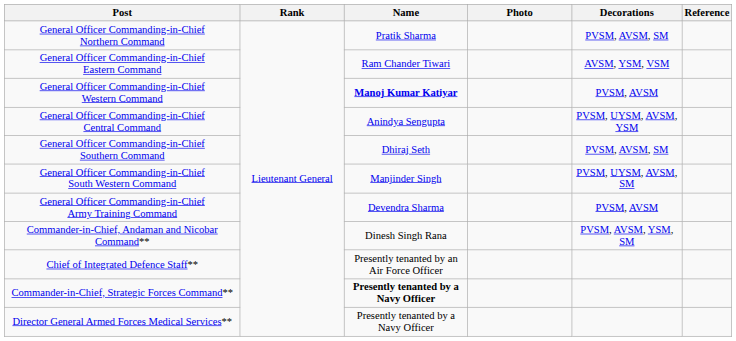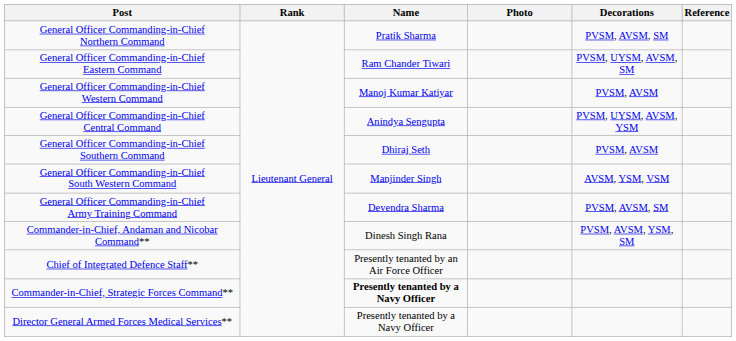(627, 64) AVSM, YSM, VSM -> (627, 64) PVSM, UYSM, AVSM, SM
(406, 92) bold -> (406, 92) normal
(627, 150) PVSM, AVSM, SM -> (627, 150) PVSM, AVSM
(627, 178) PVSM, UYSM, AVSM, SM -> (627, 178) AVSM, YSM, VSM
(627, 207) PVSM, AVSM -> (627, 207) PVSM, AVSM, SM
